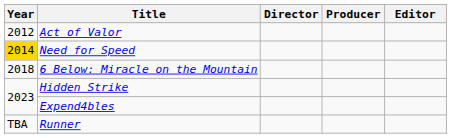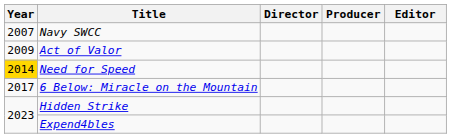+ row: (70, 32)
(21, 32) 2012 -> (21, 51) 2009
(21, 69) 2018 -> (21, 87) 2017
- row: (60, 124)
